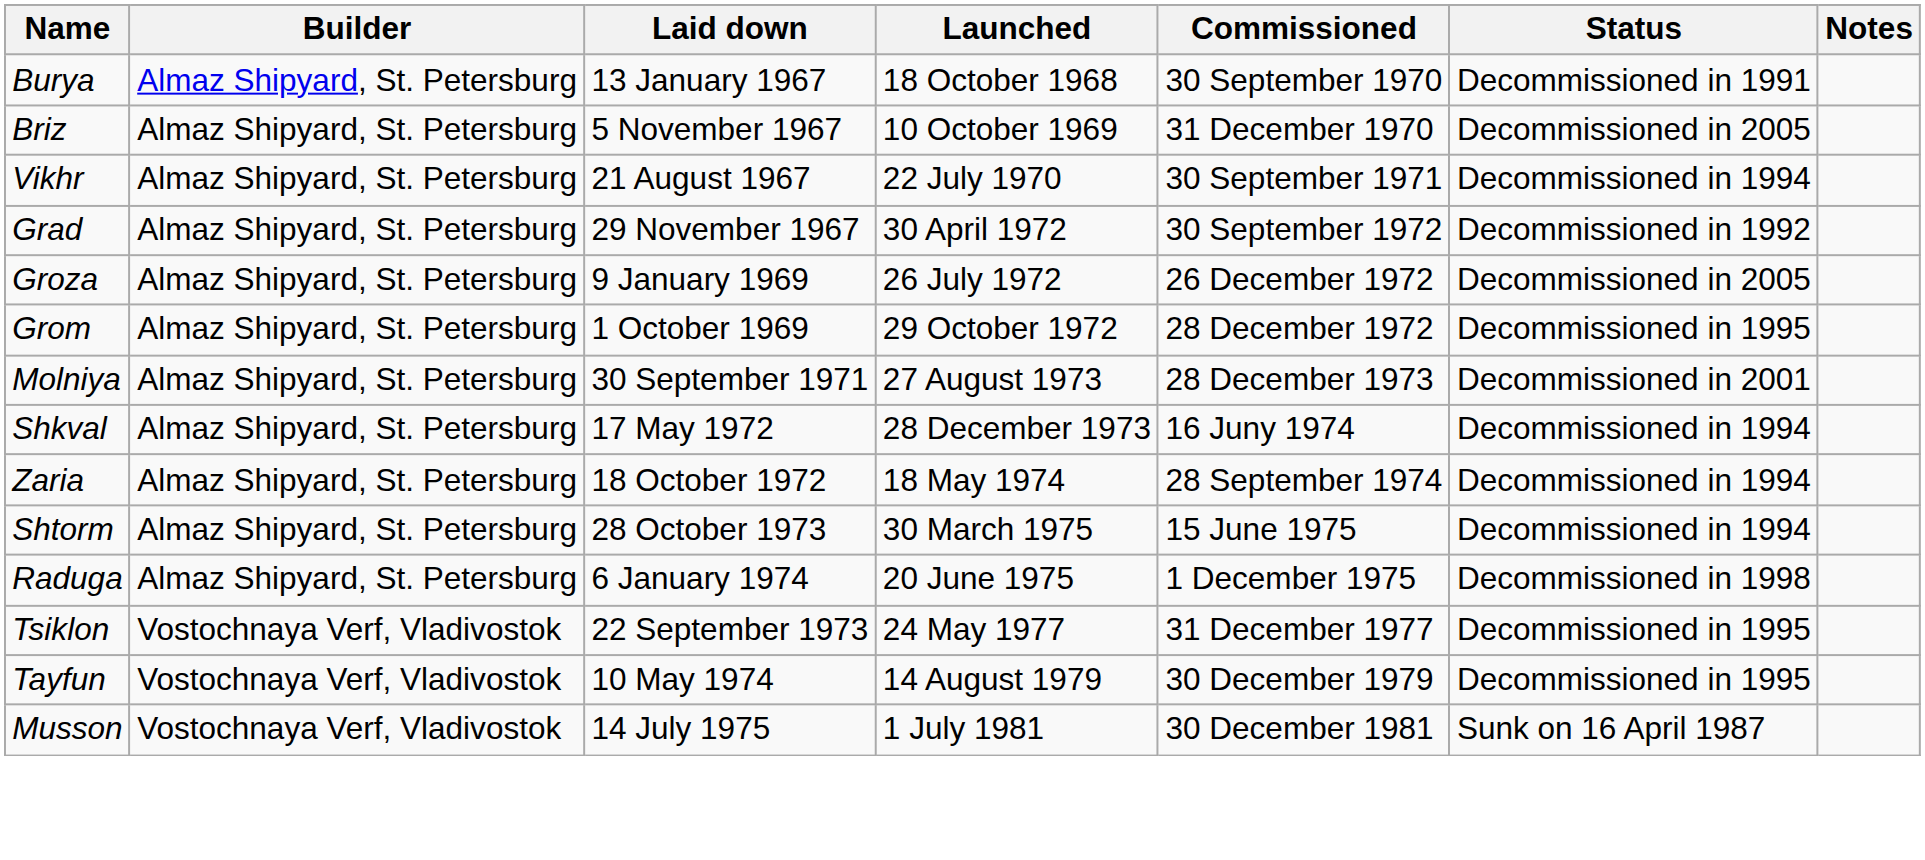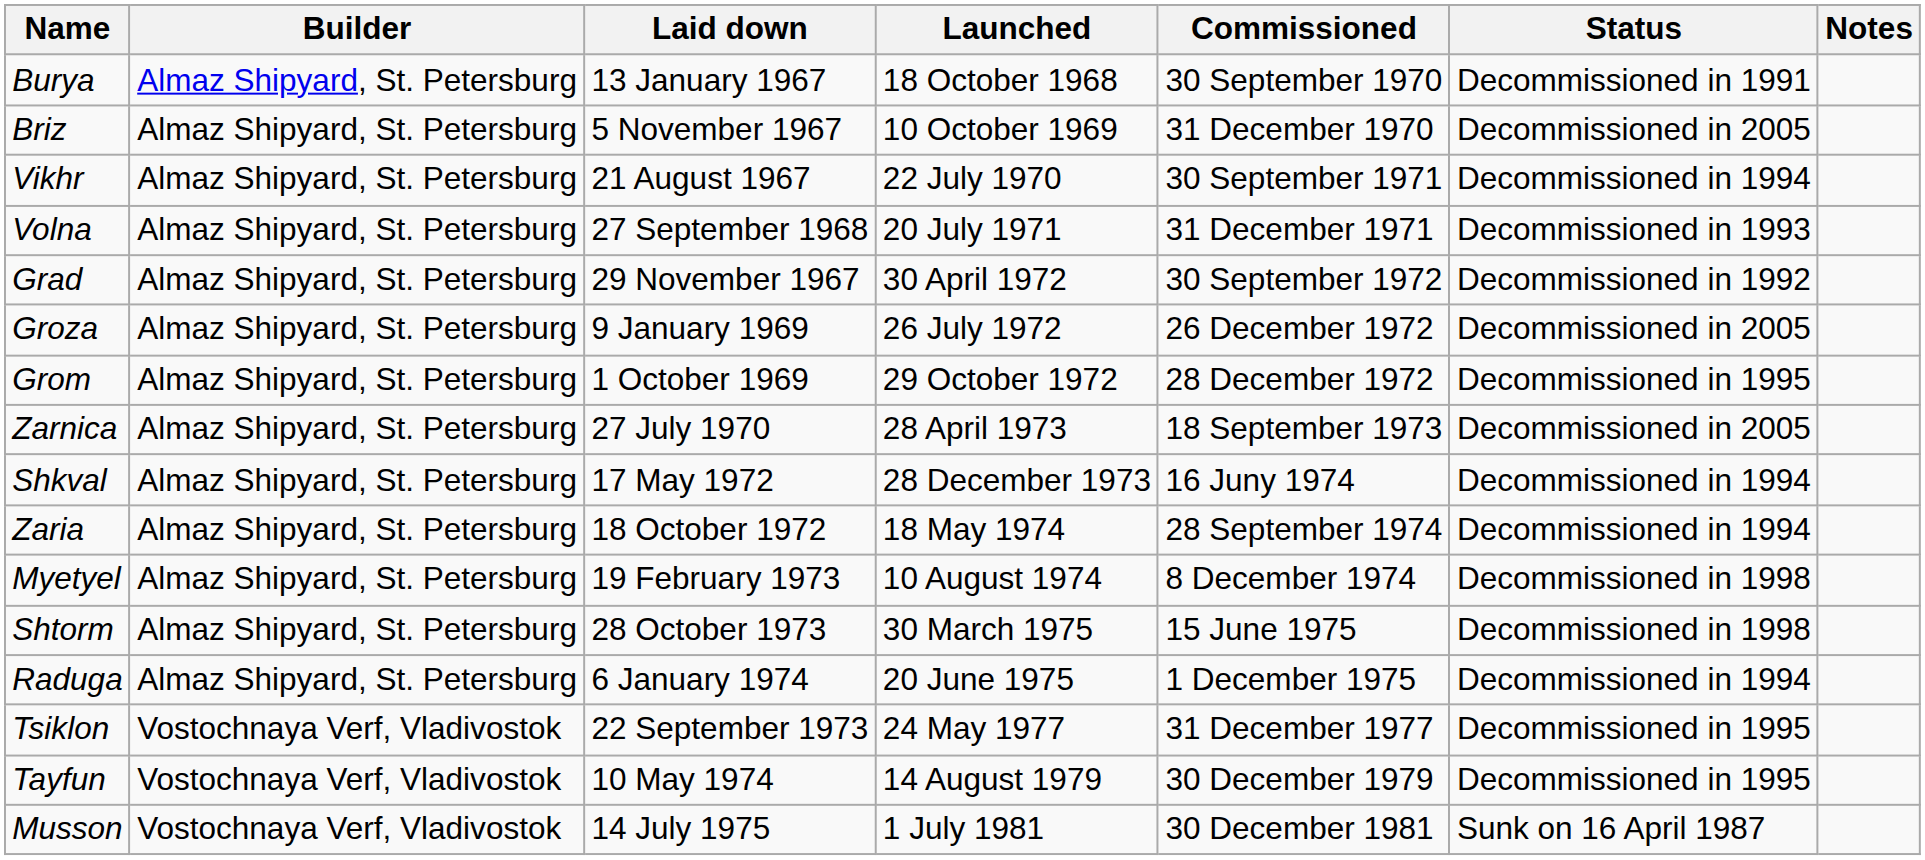+ row: (52, 229)
+ row: (65, 429)
- row: (67, 379)
+ row: (67, 579)
(1634, 529) Decommissioned in 1994 -> (1634, 629) Decommissioned in 1998
(1634, 579) Decommissioned in 1998 -> (1634, 679) Decommissioned in 1994
